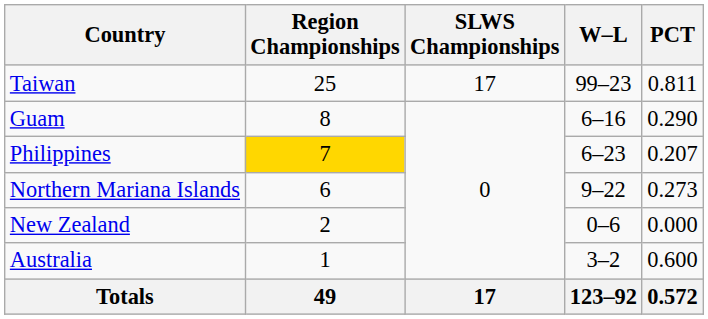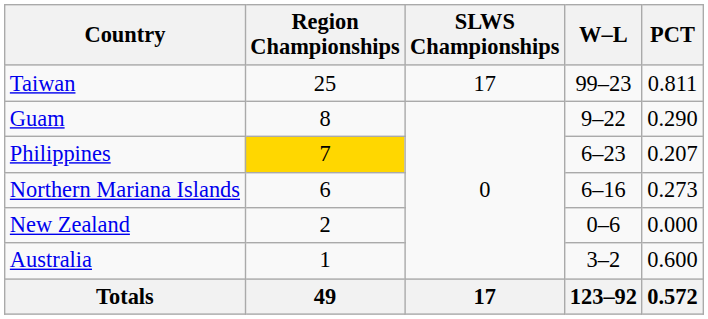(603, 118) 6–16 -> (603, 118) 9–22
(603, 189) 9–22 -> (603, 189) 6–16
